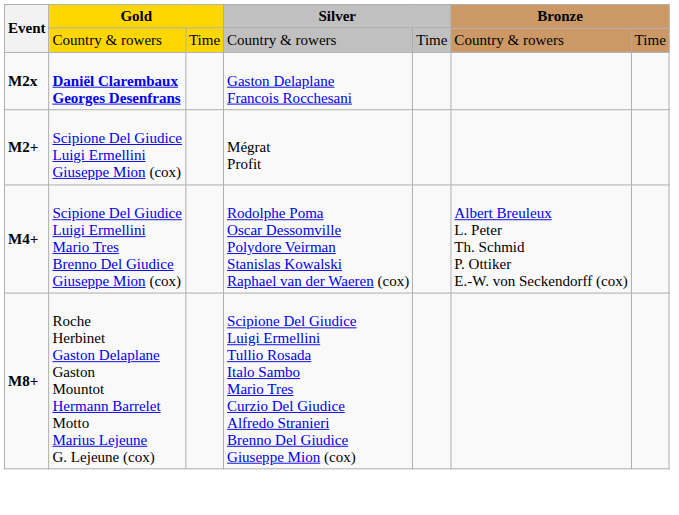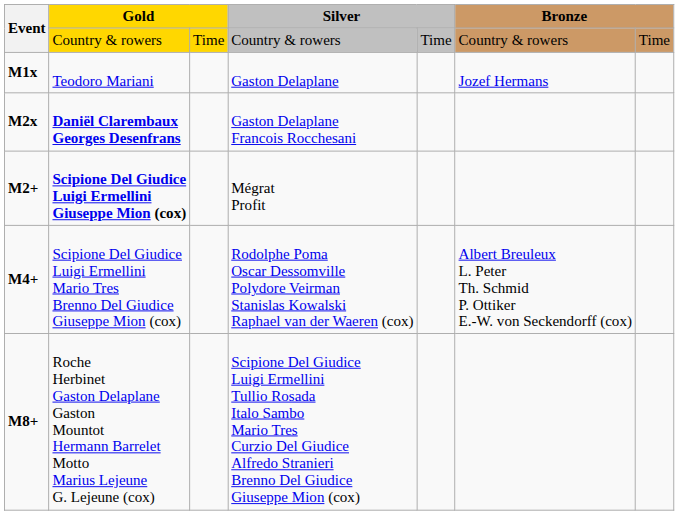+ row: (23, 72)
(117, 155) normal -> (119, 196) bold
